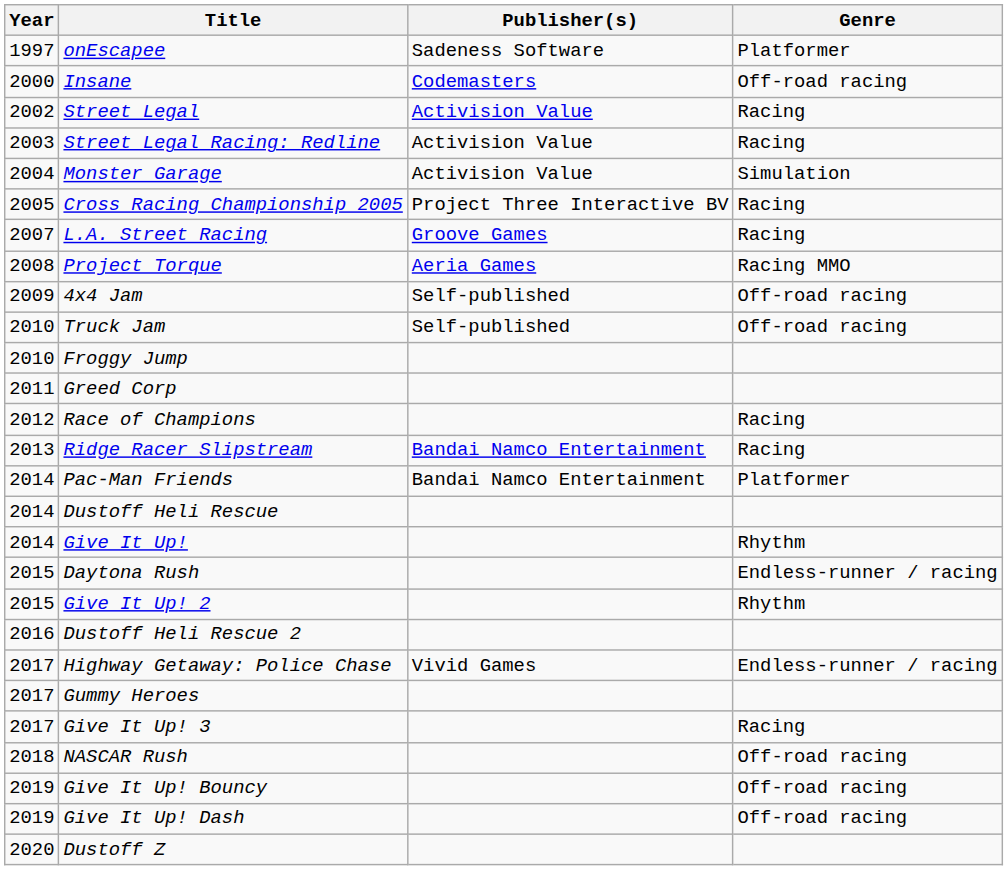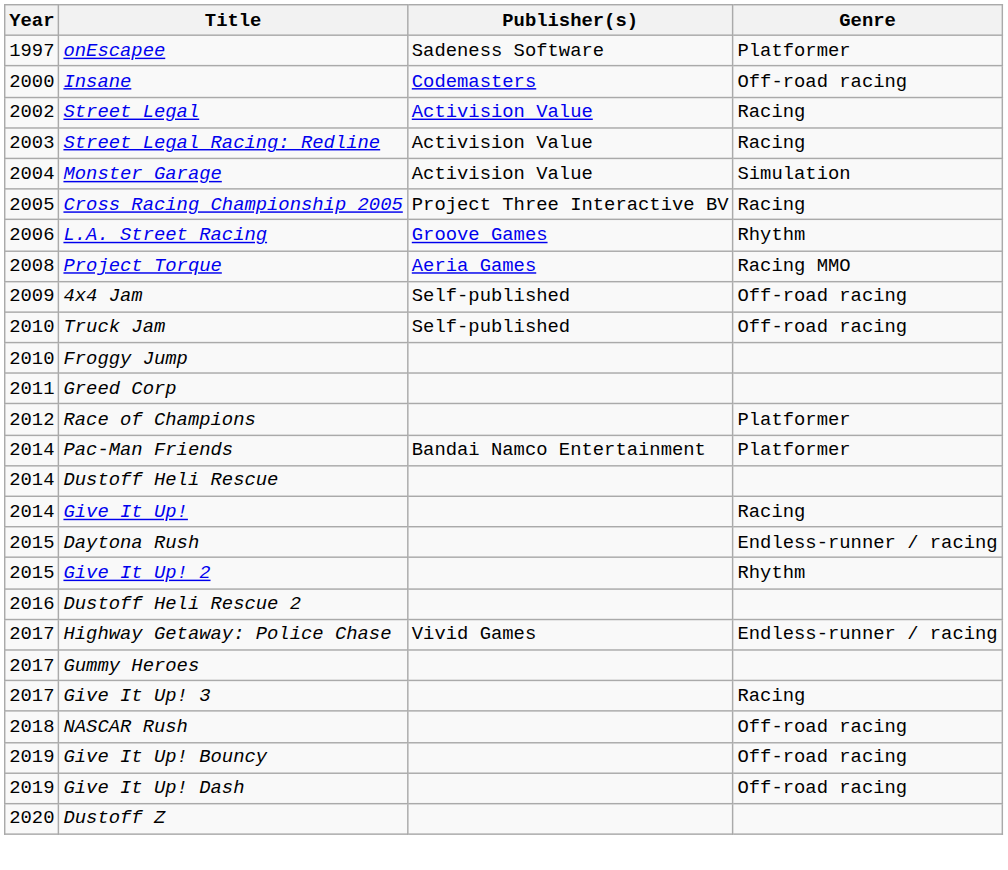(32, 235) 2007 -> (32, 235) 2006
(771, 235) Racing -> (771, 235) Rhythm
(771, 419) Racing -> (794, 419) Platformer
- row: (188, 450)
(771, 542) Rhythm -> (771, 512) Racing
